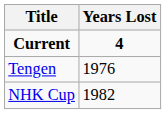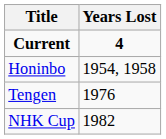+ row: (37, 69)
